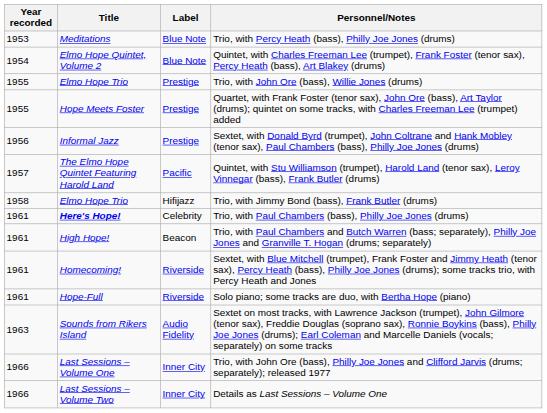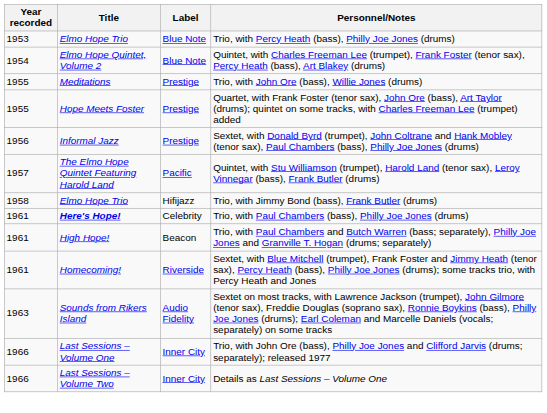(85, 39) Meditations -> (94, 39) Elmo Hope Trio
(94, 81) Elmo Hope Trio -> (85, 81) Meditations
- row: (342, 297)
